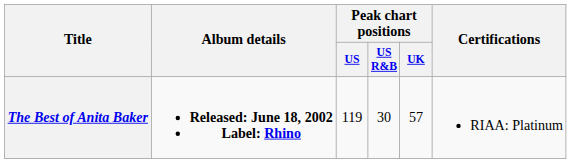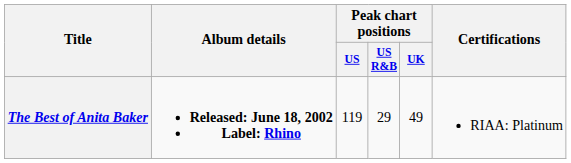(384, 117) 30 -> (384, 117) 29
(416, 117) 57 -> (416, 117) 49
